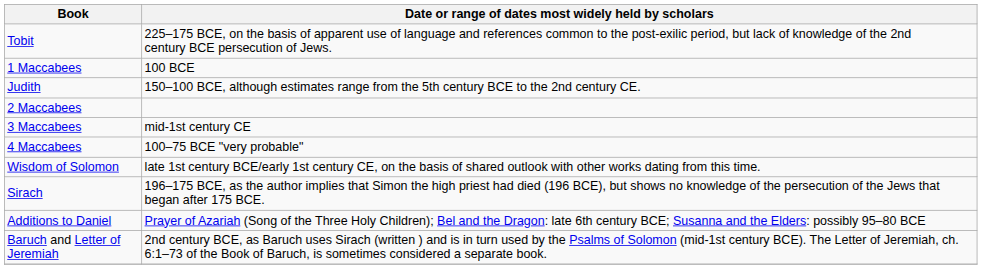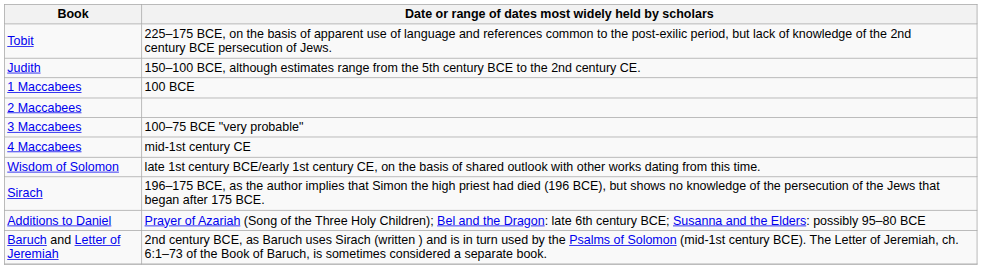rows swapped: (24, 87) <-> (44, 68)
(198, 127) mid-1st century CE -> (224, 127) 100–75 BCE "very probable"
(224, 147) 100–75 BCE "very probable" -> (198, 147) mid-1st century CE
